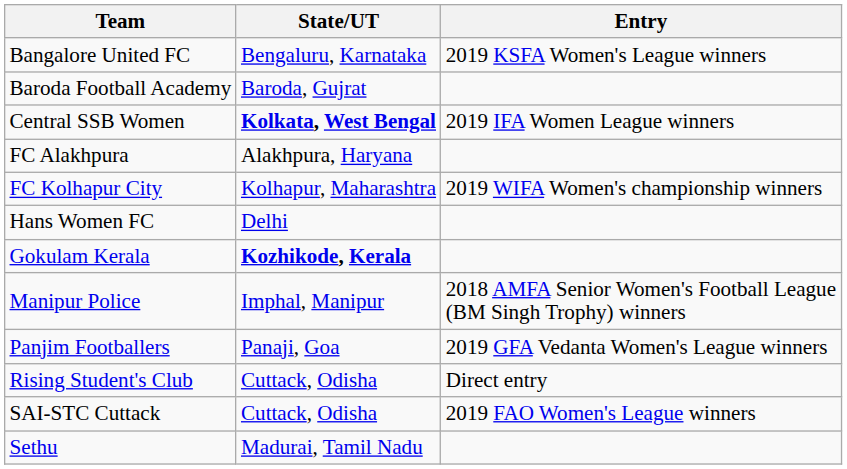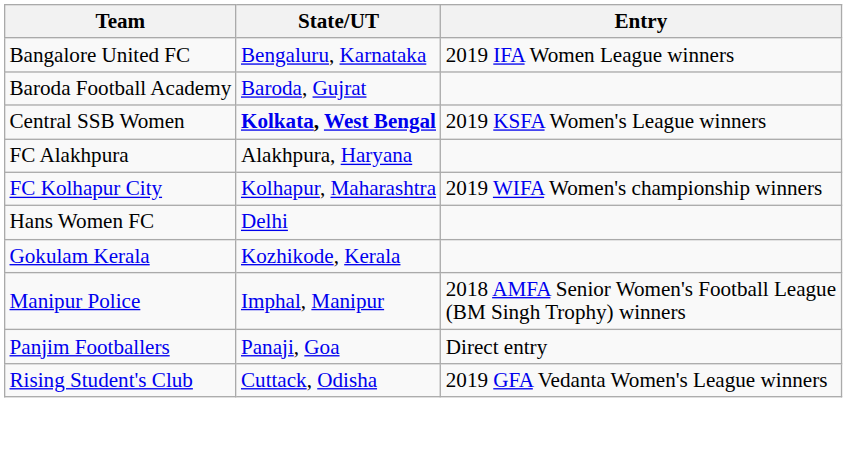(606, 54) 2019 KSFA Women's League winners -> (590, 54) 2019 IFA Women League winners
(590, 121) 2019 IFA Women League winners -> (606, 121) 2019 KSFA Women's League winners
(326, 255) bold -> (321, 255) normal
(637, 346) 2019 GFA Vedanta Women's League winners -> (496, 346) Direct entry
(496, 379) Direct entry -> (637, 379) 2019 GFA Vedanta Women's League winners
- row: (85, 413)
- row: (34, 446)
